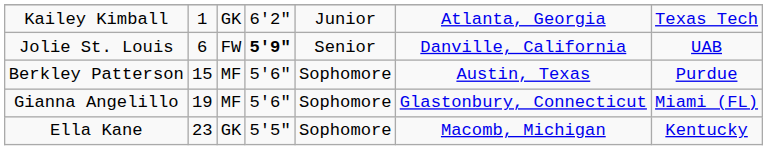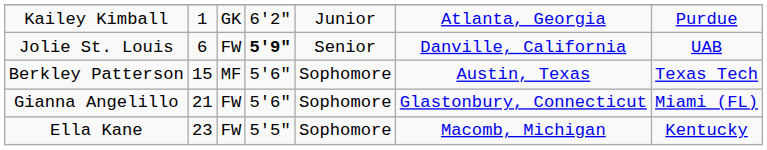(707, 19) Texas Tech -> (707, 19) Purdue
(707, 75) Purdue -> (707, 75) Texas Tech
(202, 103) 19 -> (202, 103) 21
(231, 103) MF -> (231, 103) FW
(231, 131) GK -> (231, 131) FW
